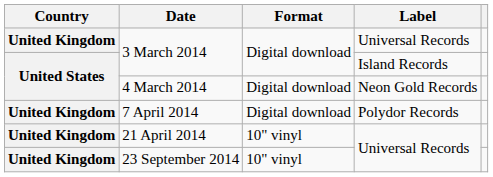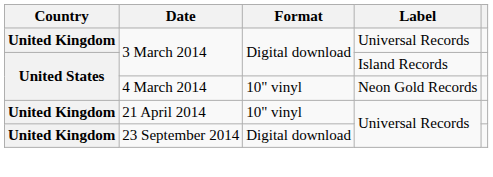(299, 87) Digital download -> (274, 87) 10" vinyl
- row: (160, 111)
(274, 159) 10" vinyl -> (299, 135) Digital download
